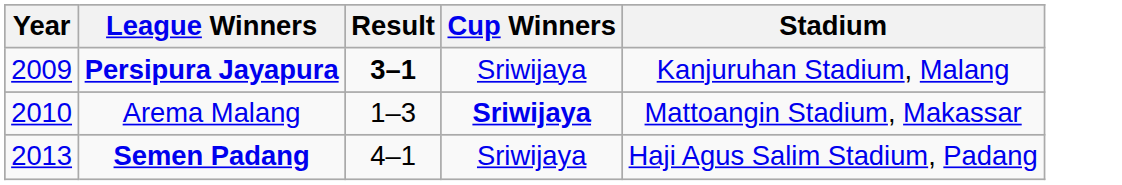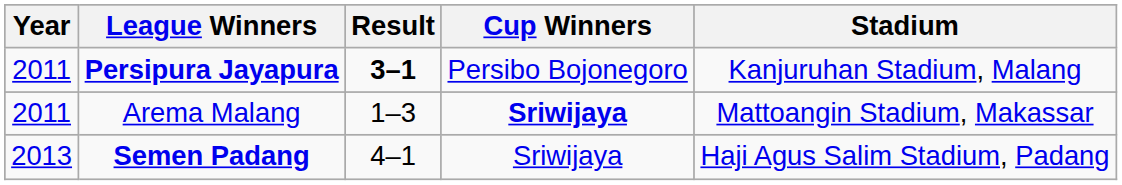(42, 69) 2009 -> (42, 69) 2011
(532, 69) Sriwijaya -> (568, 69) Persibo Bojonegoro
(42, 112) 2010 -> (42, 112) 2011
